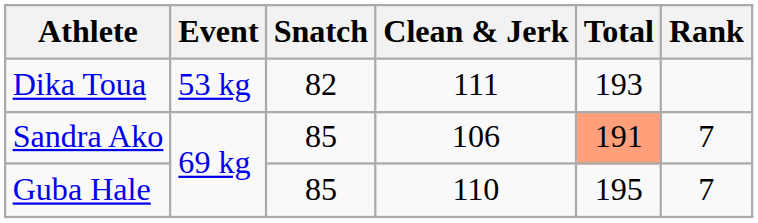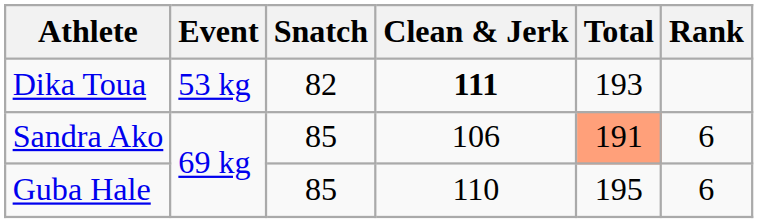(476, 84) normal -> (476, 84) bold
(706, 137) 7 -> (706, 137) 6
(706, 190) 7 -> (706, 190) 6
